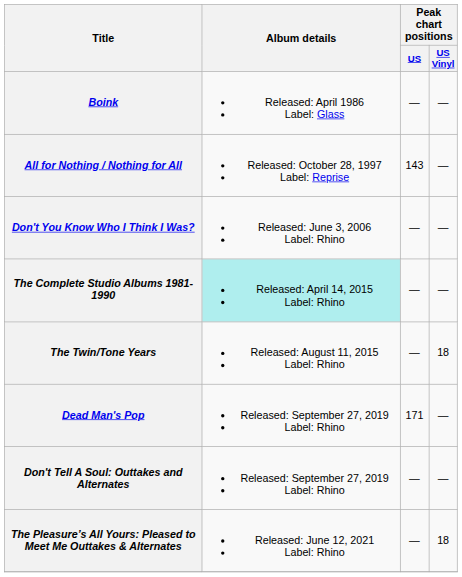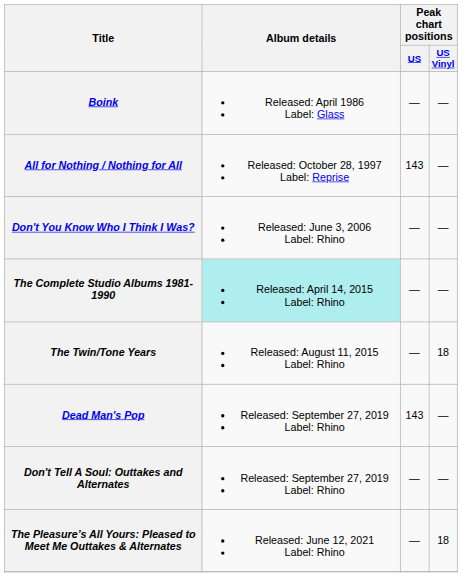(414, 415) 171 -> (414, 415) 143
